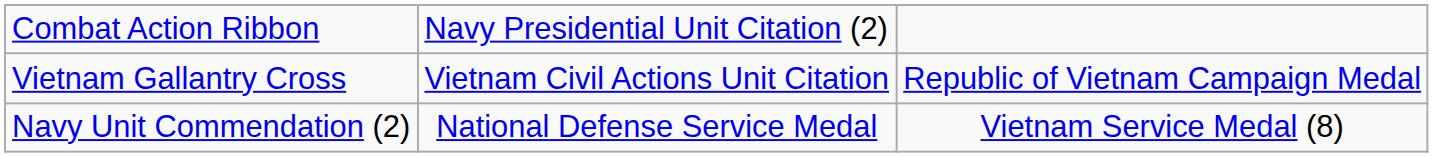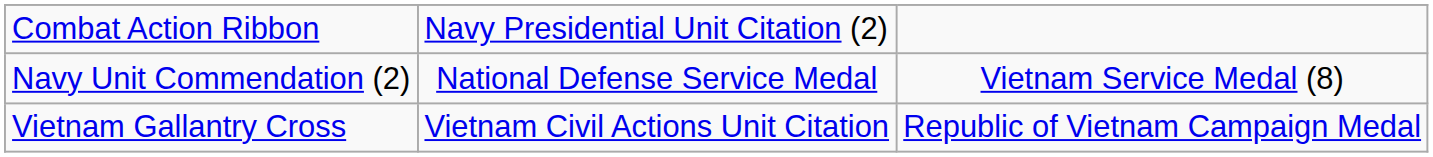rows swapped: (211, 126) <-> (179, 77)
